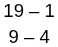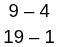rows swapped: (29, 36) <-> (29, 11)
